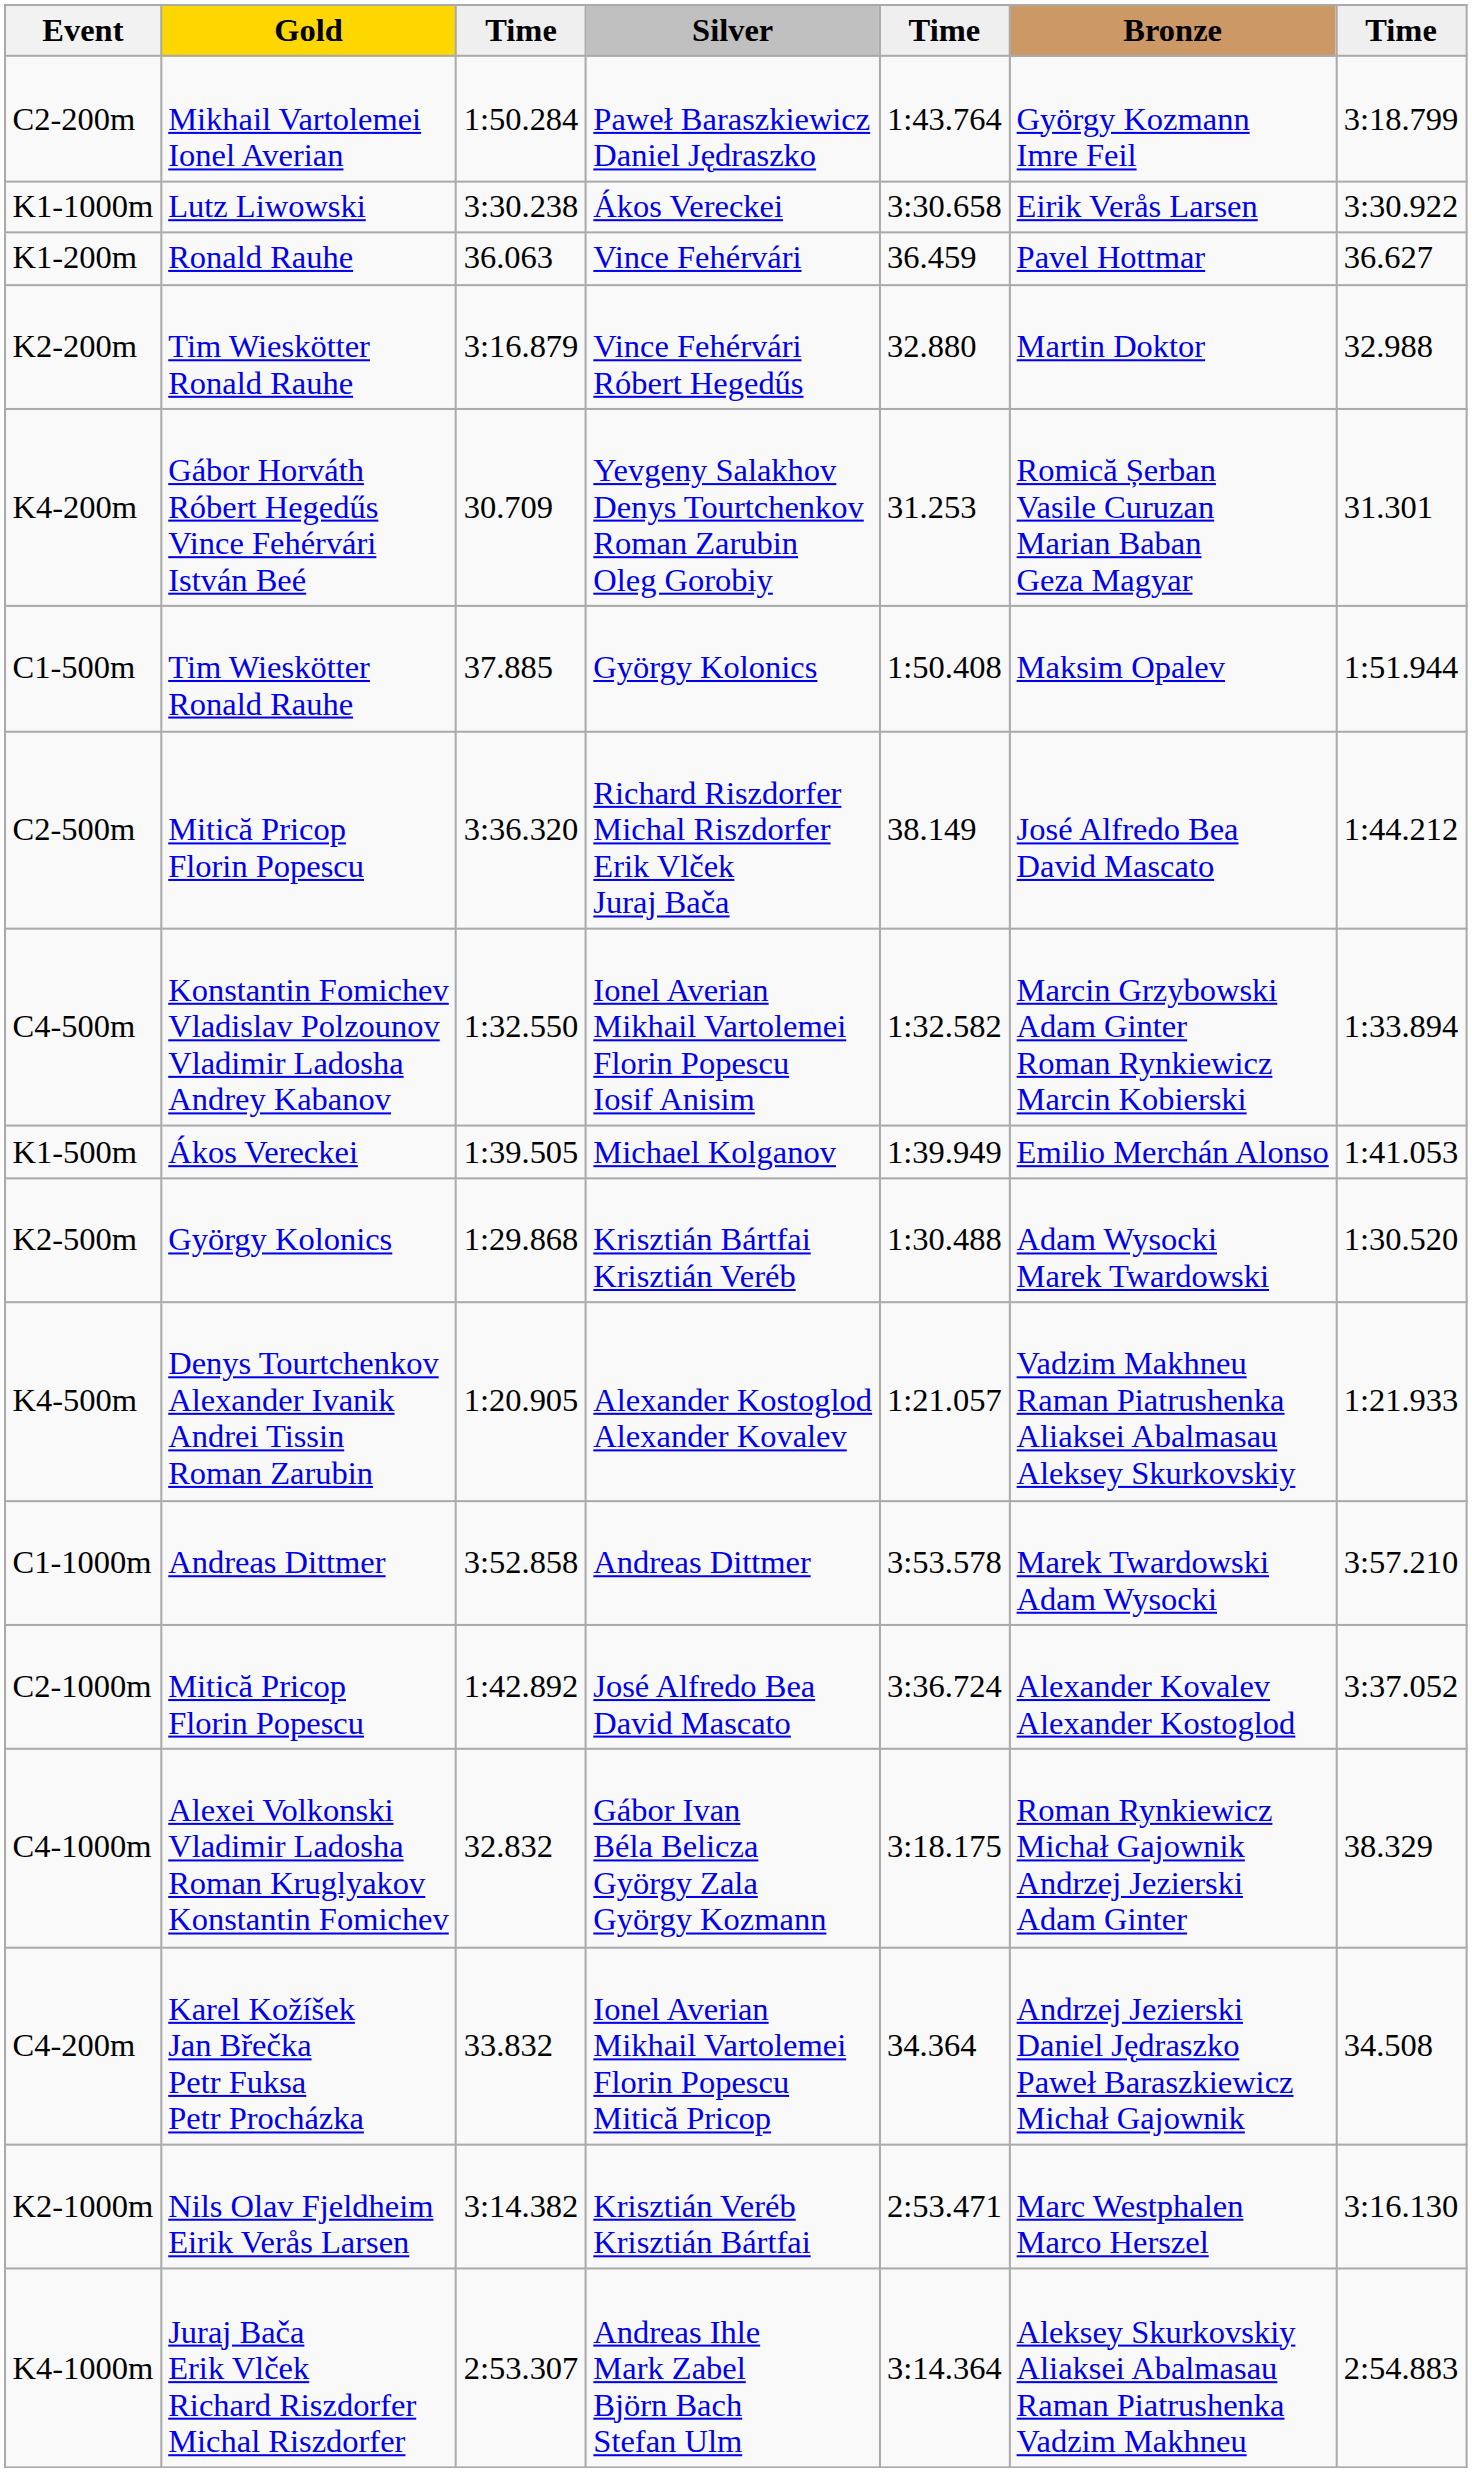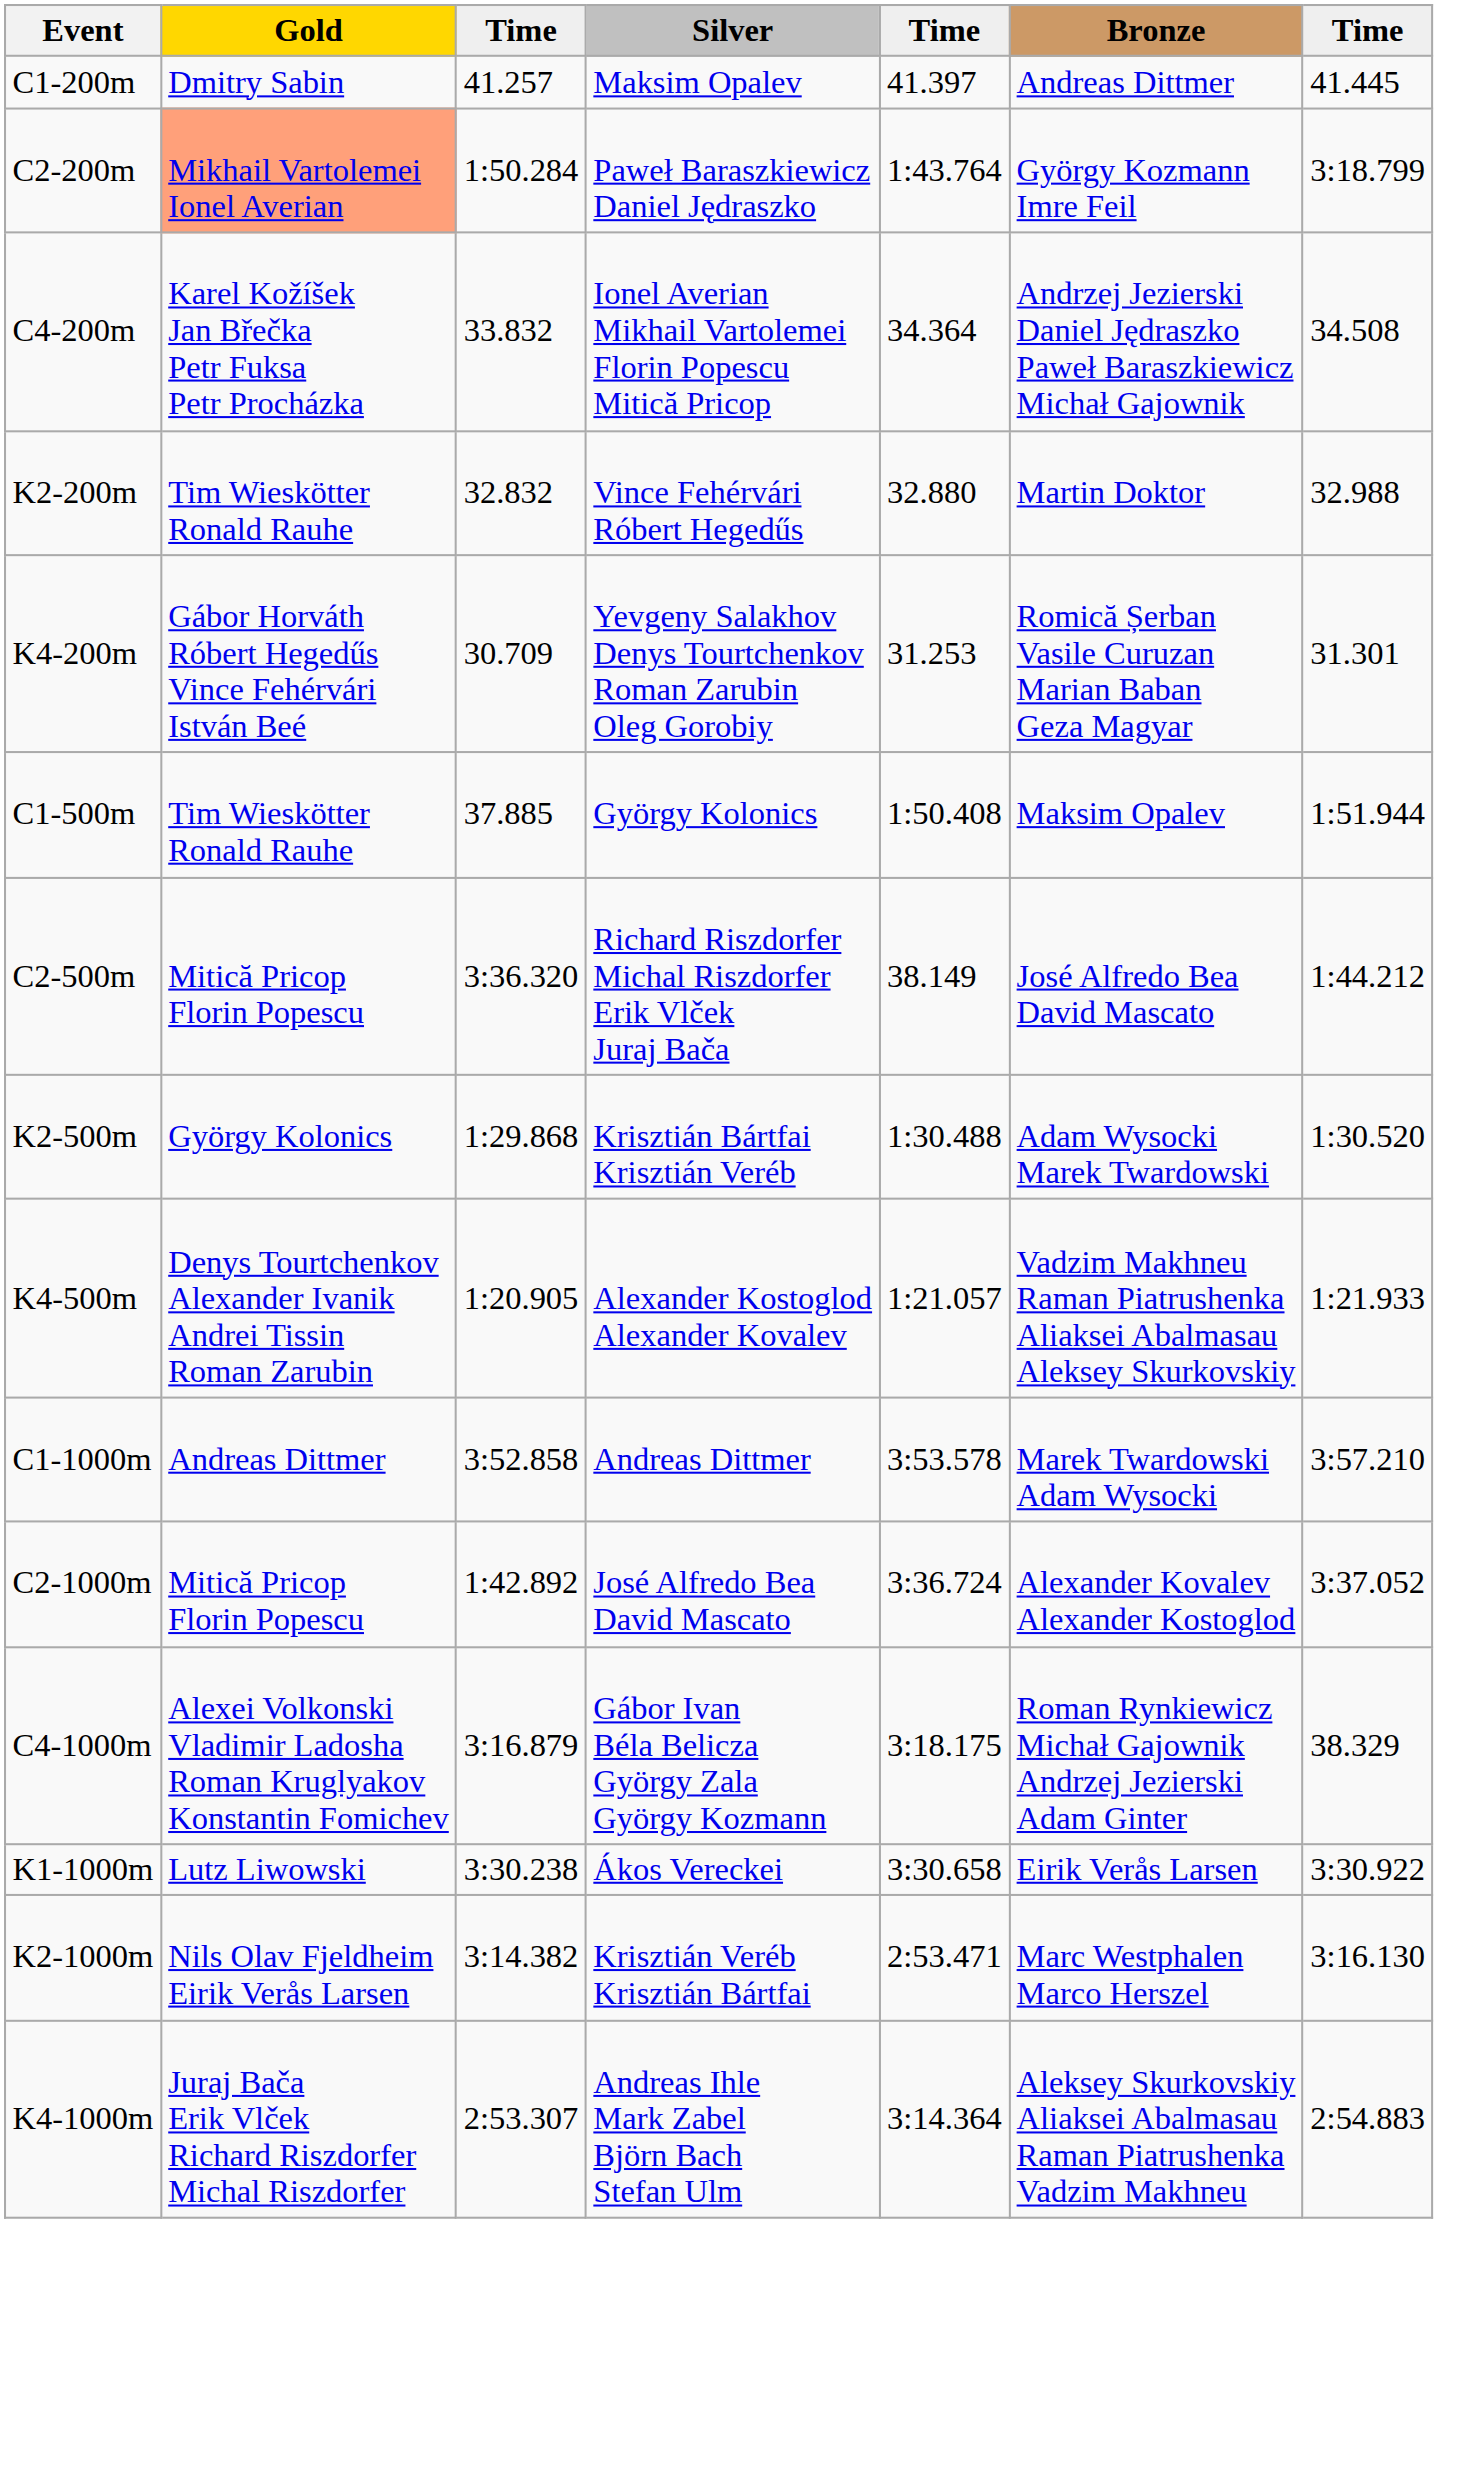+ row: (74, 81)
(295, 136) no background -> (295, 188) lightsalmon background
rows swapped: (74, 2045) <-> (83, 206)
- row: (75, 257)
(521, 345) 3:16.879 -> (508, 492) 32.832
- row: (74, 1026)
- row: (75, 1151)
(508, 1847) 32.832 -> (521, 1744) 3:16.879
